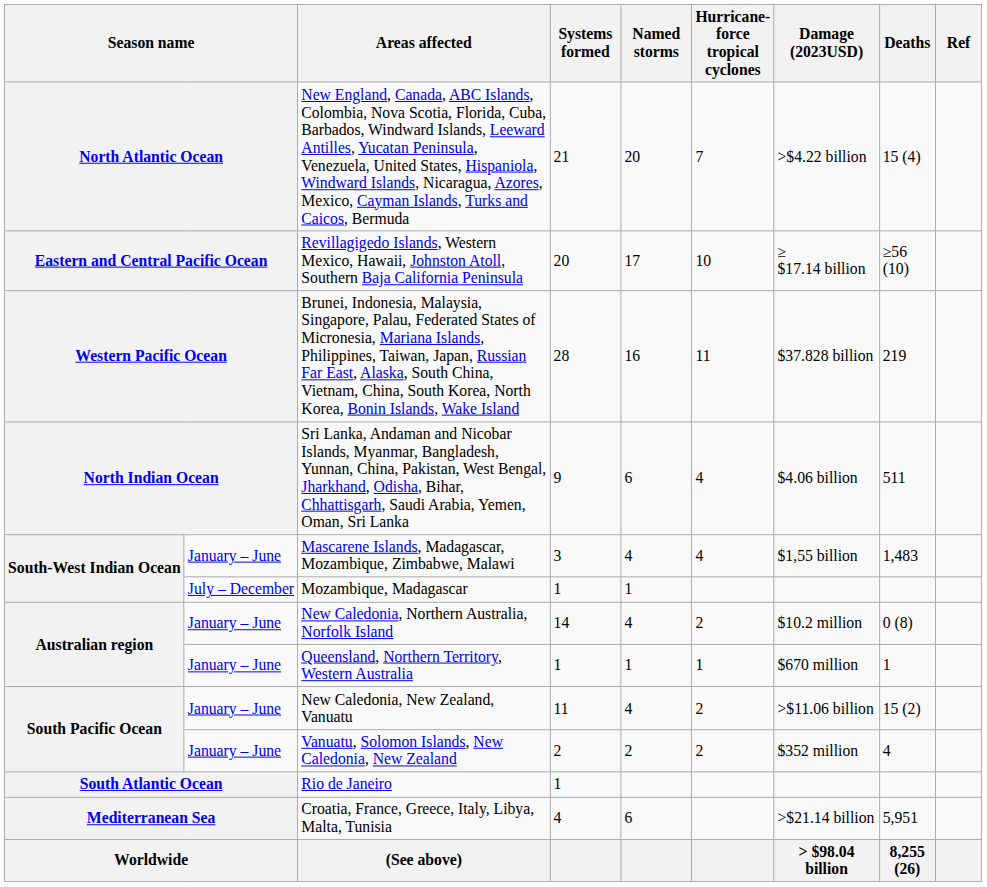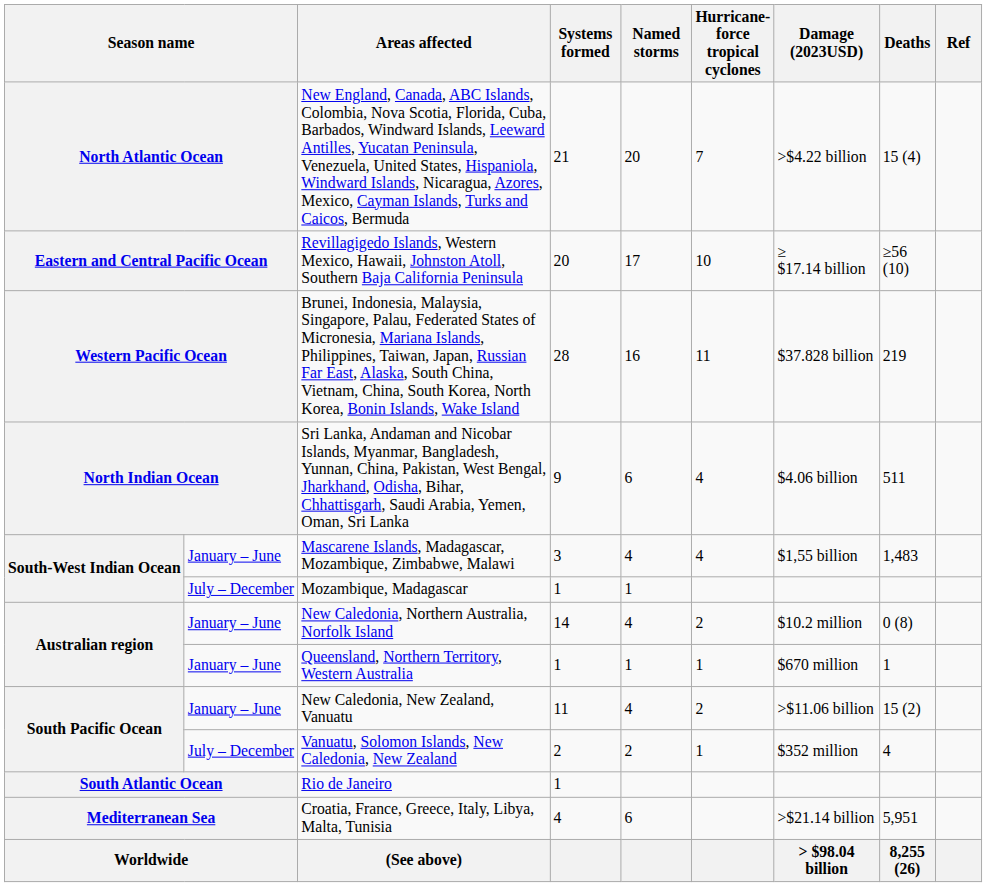(234, 750) January – June -> (241, 750) July – December
(699, 750) 2 -> (699, 750) 1
